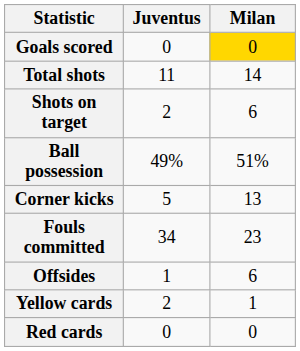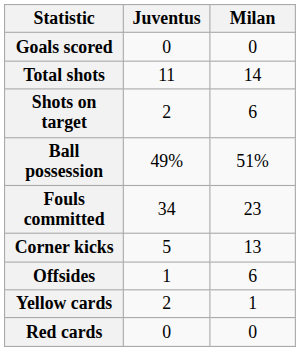(253, 46) gold background -> (253, 46) no background
rows swapped: (64, 199) <-> (64, 237)
